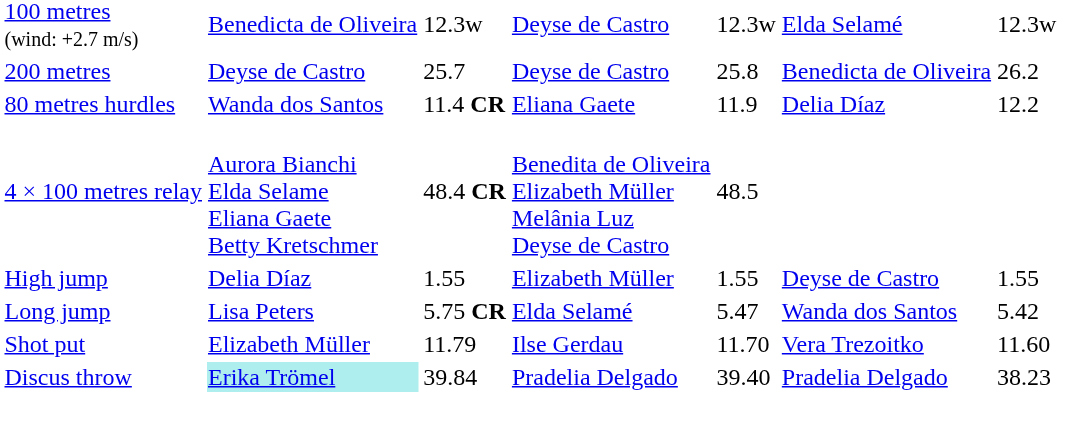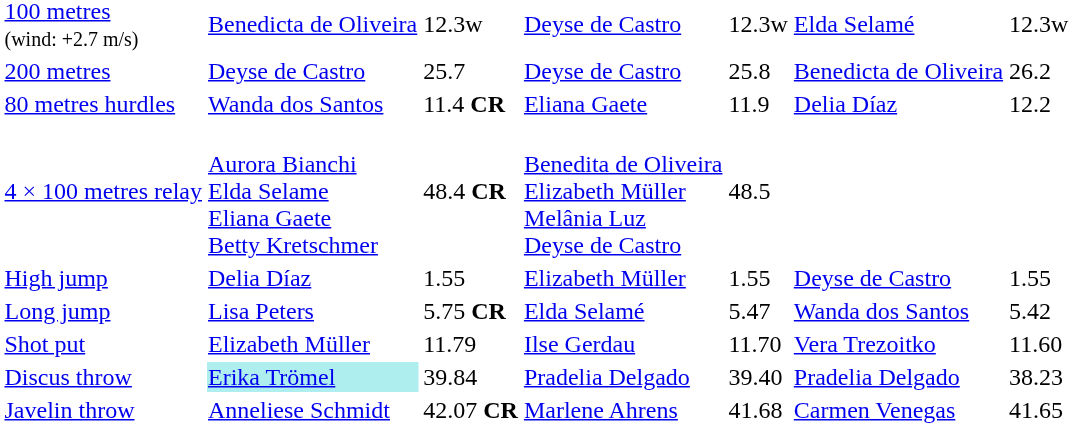+ row: (69, 409)
